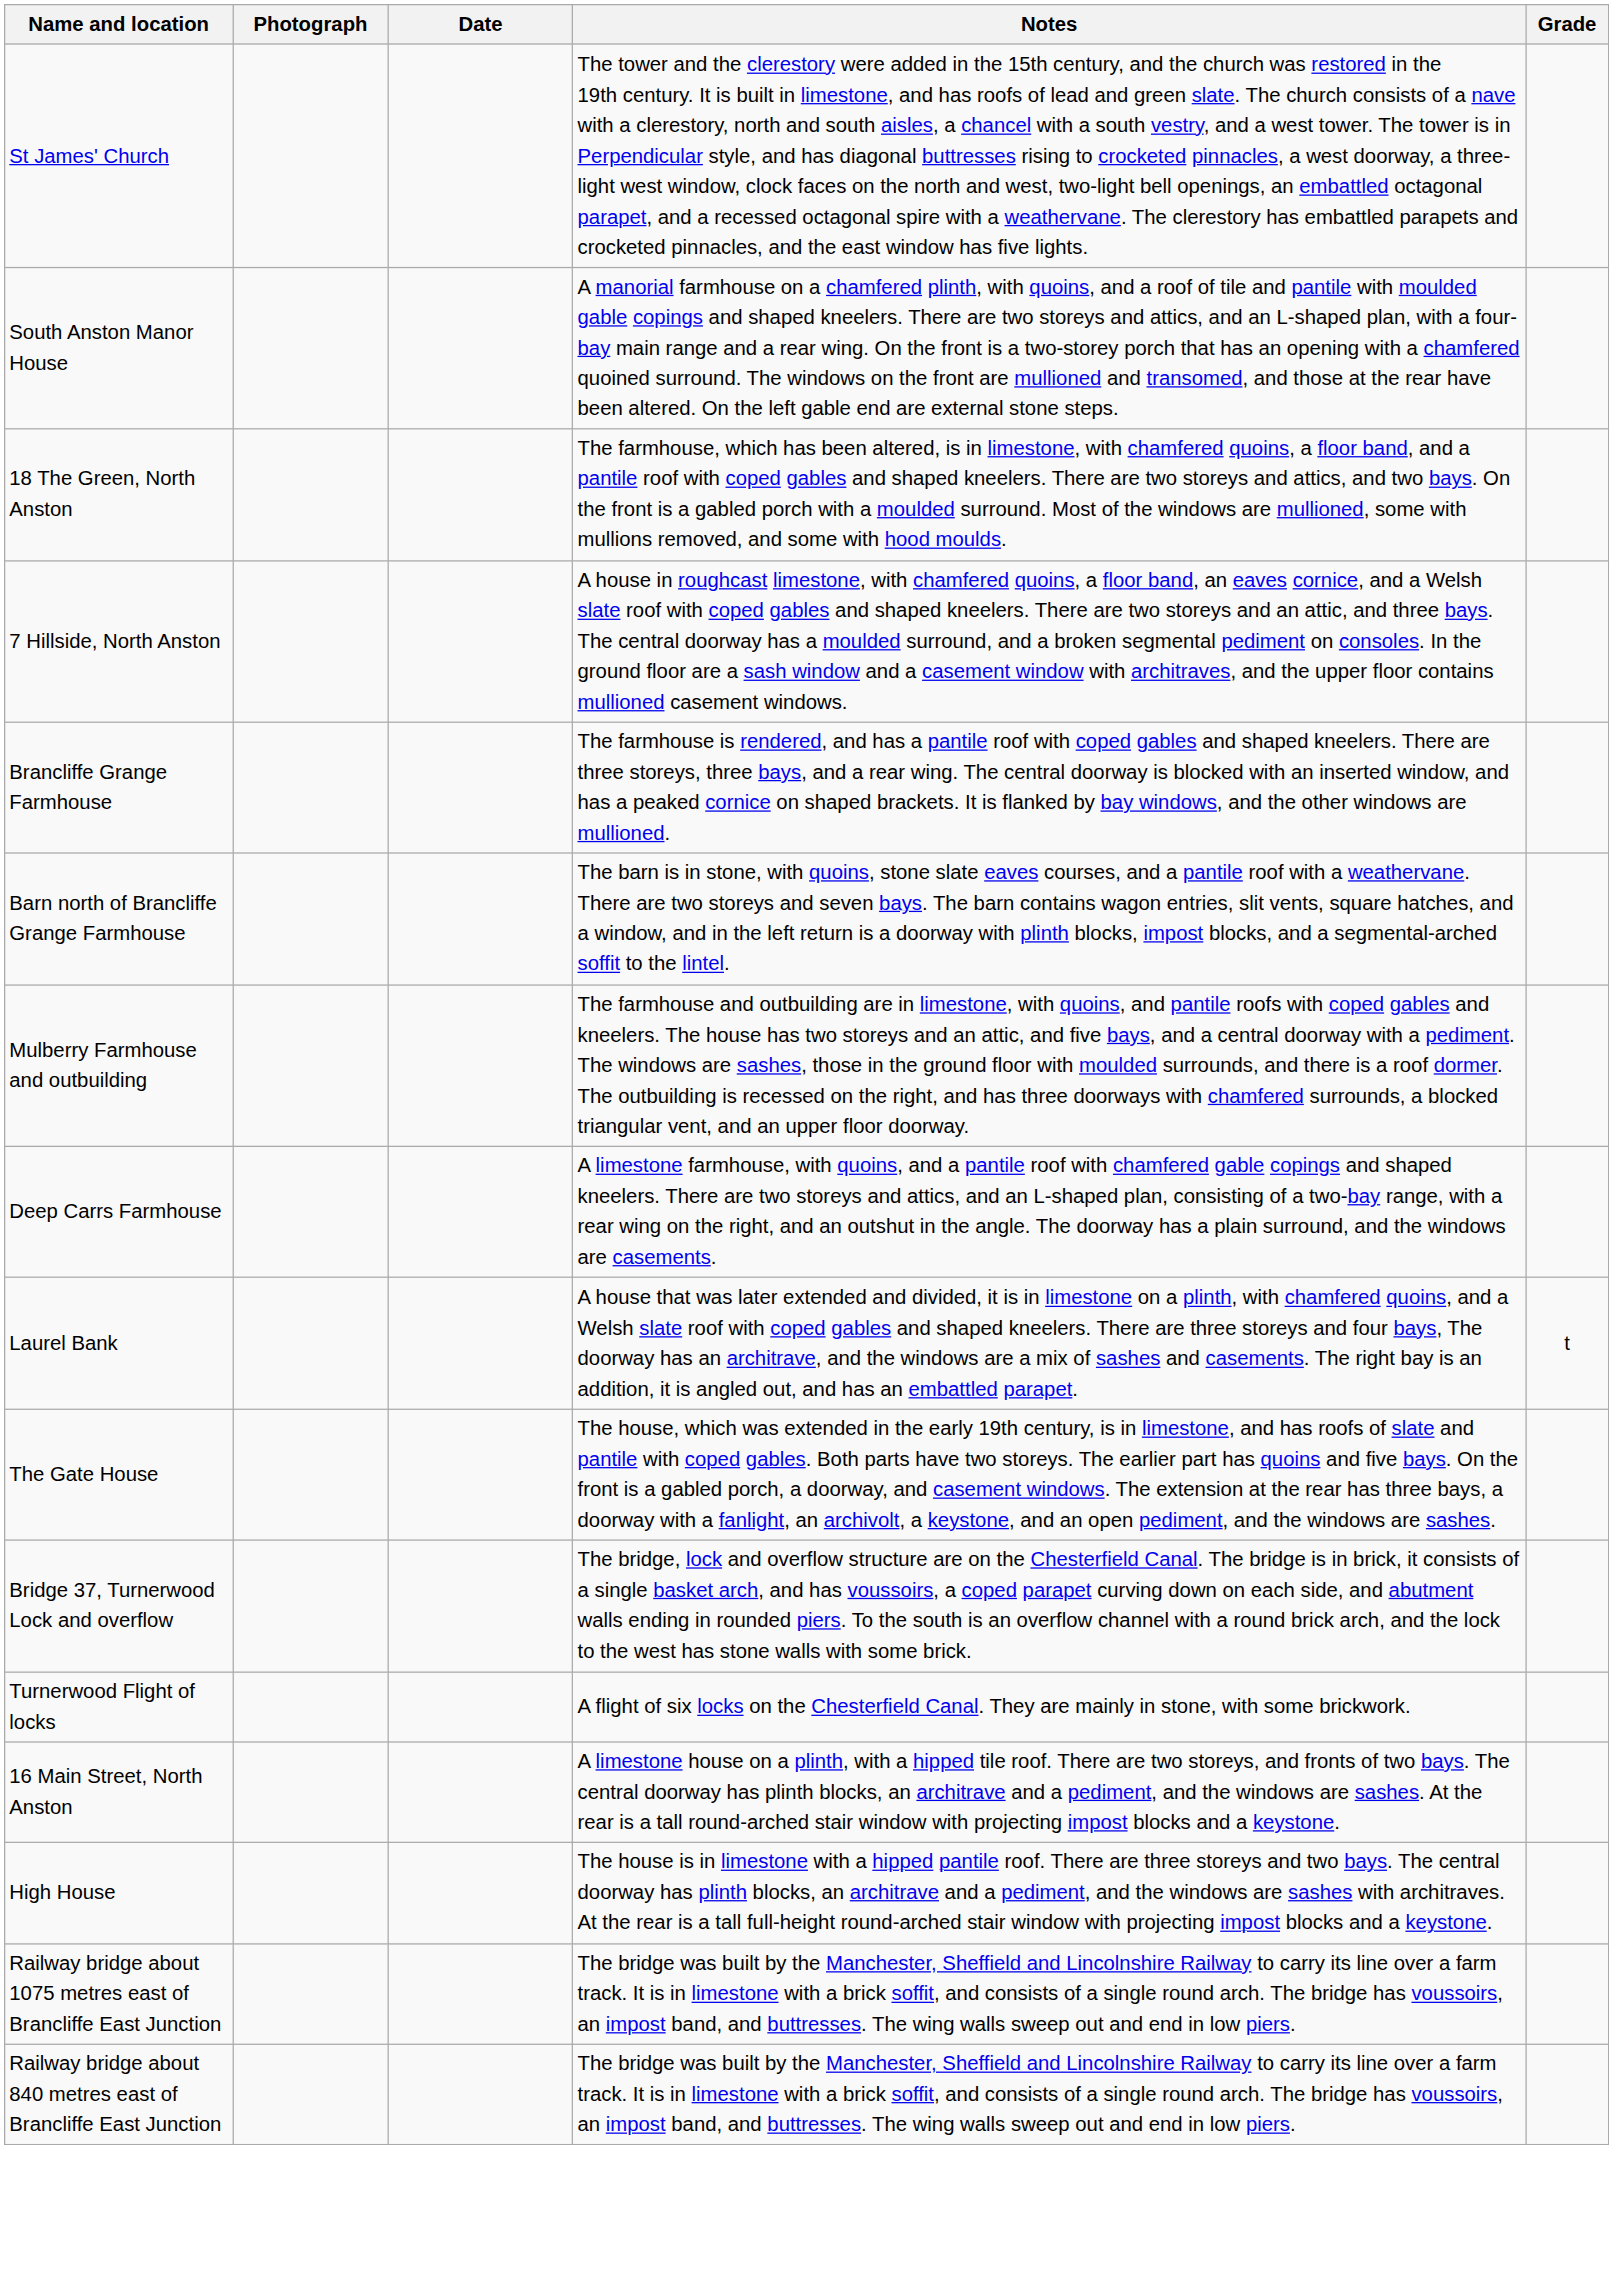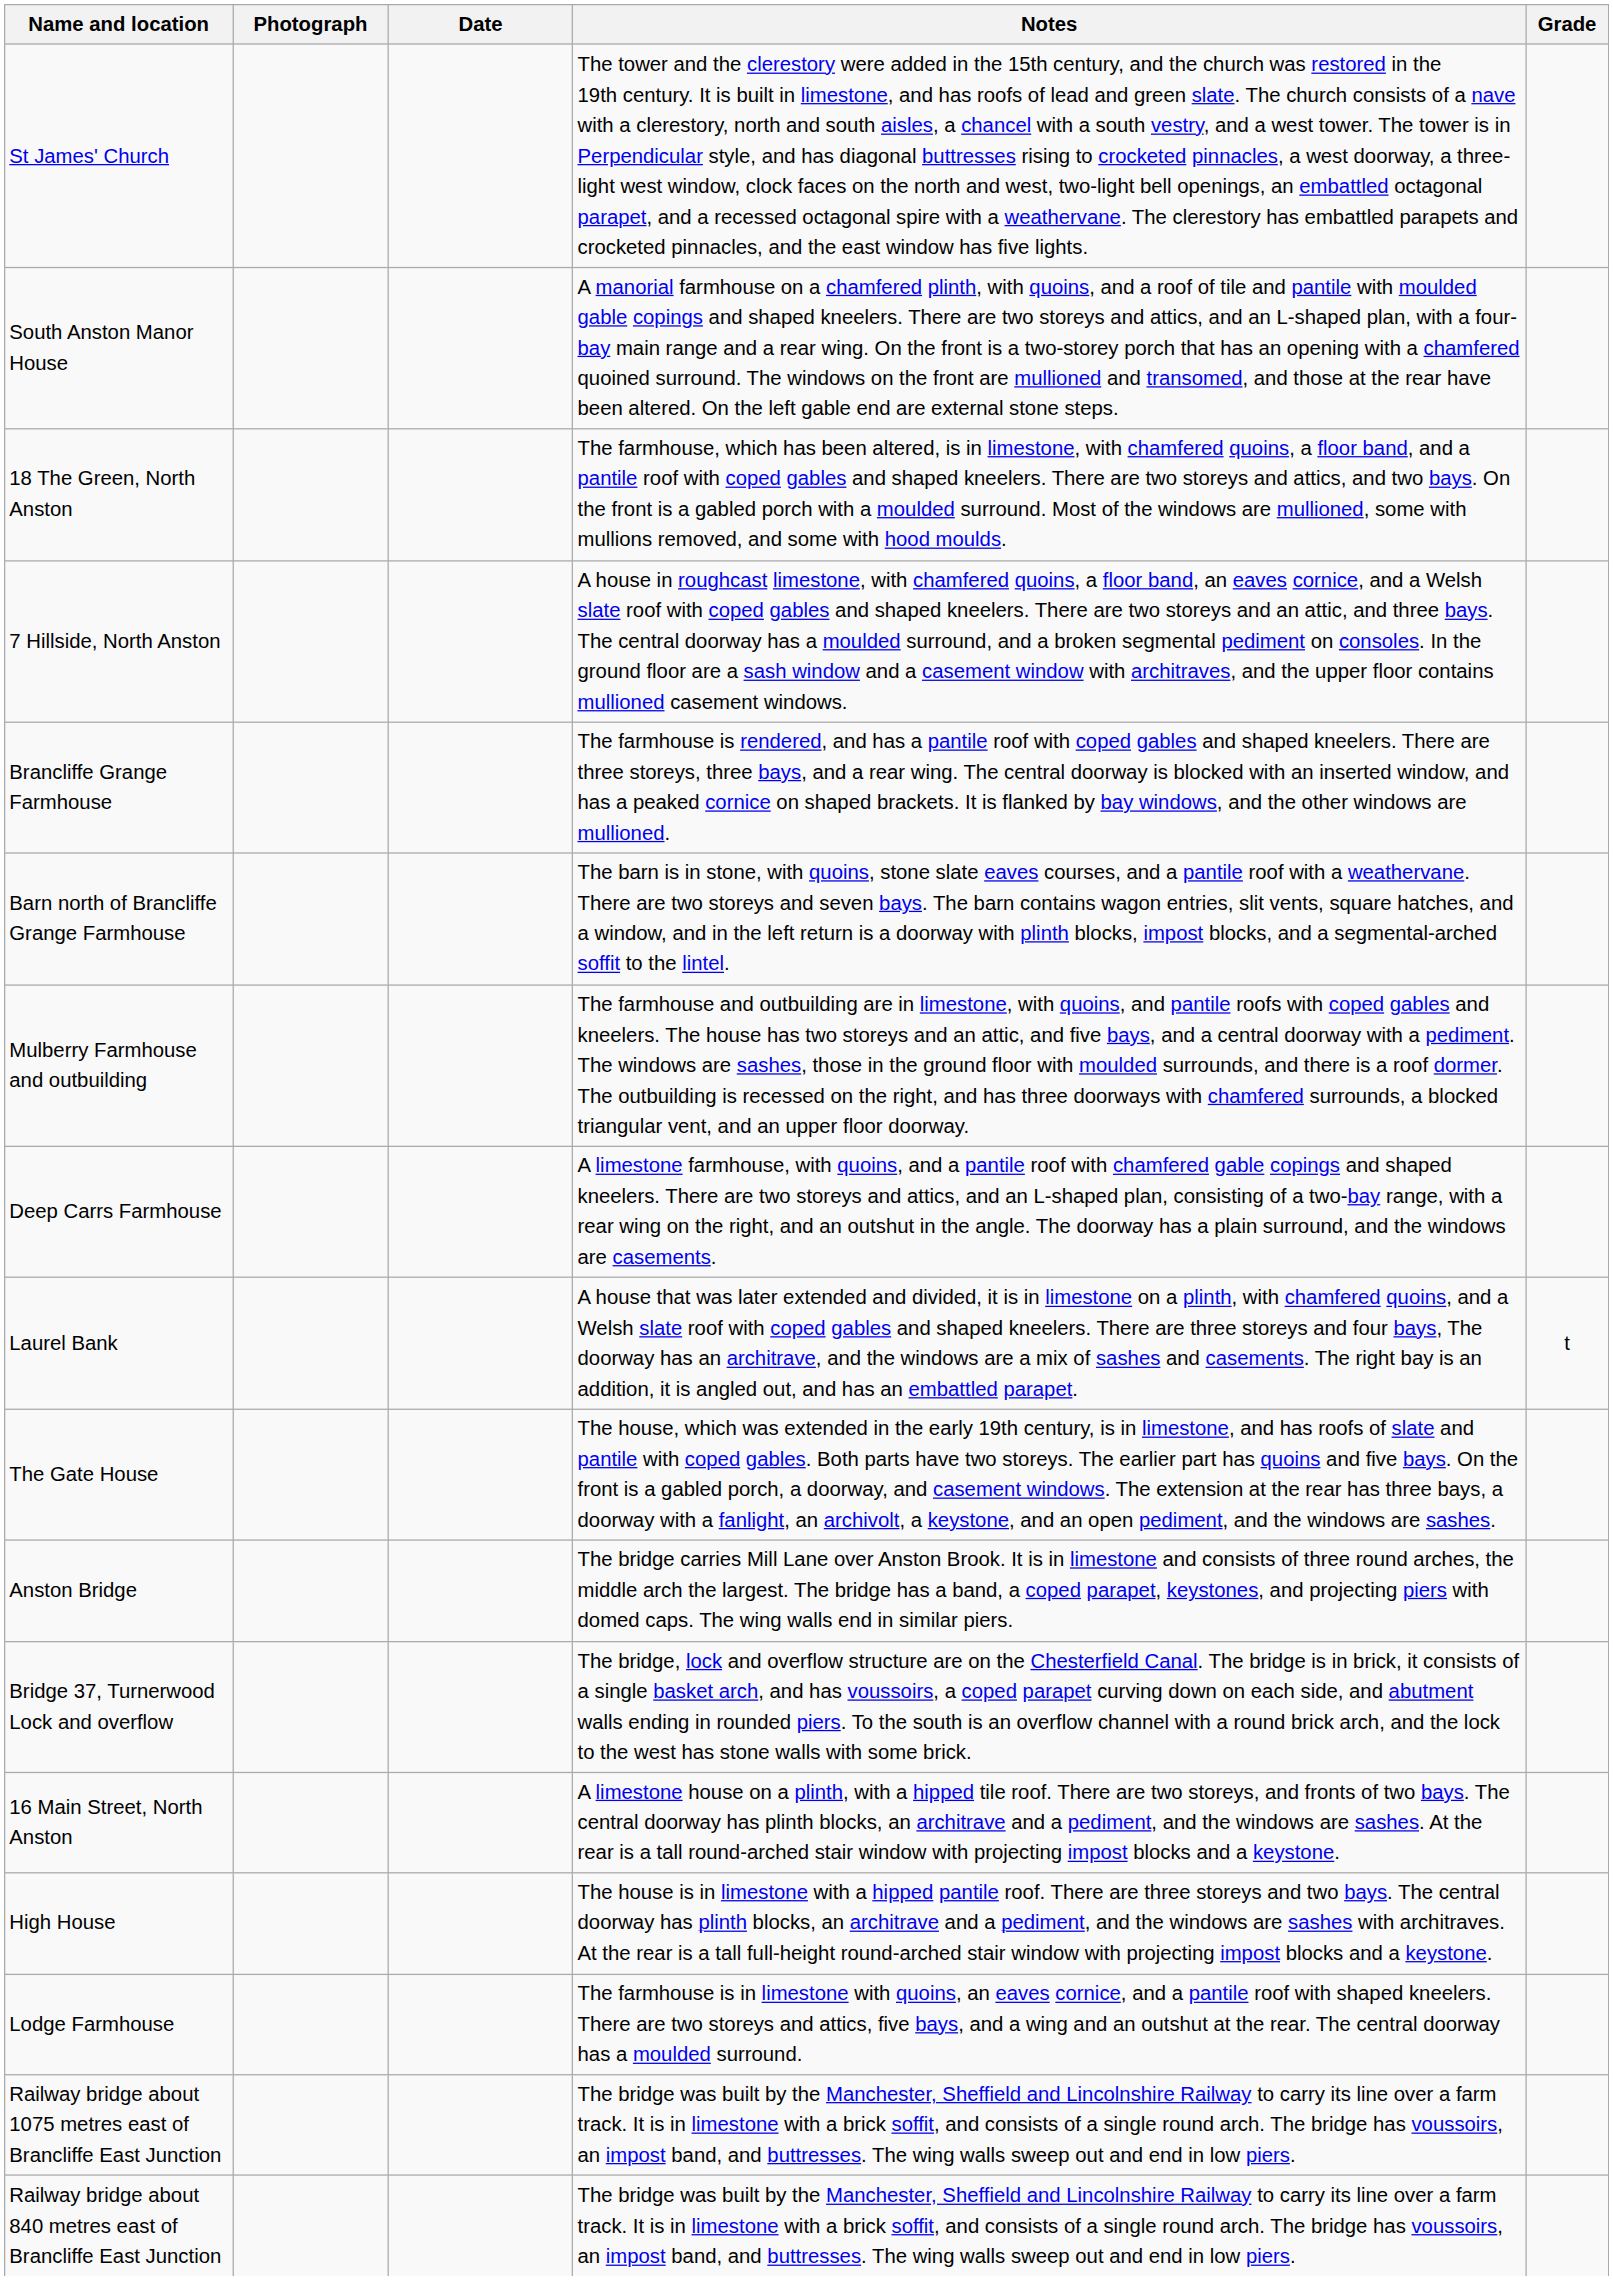+ row: (73, 1590)
- row: (102, 1706)
+ row: (92, 2024)
